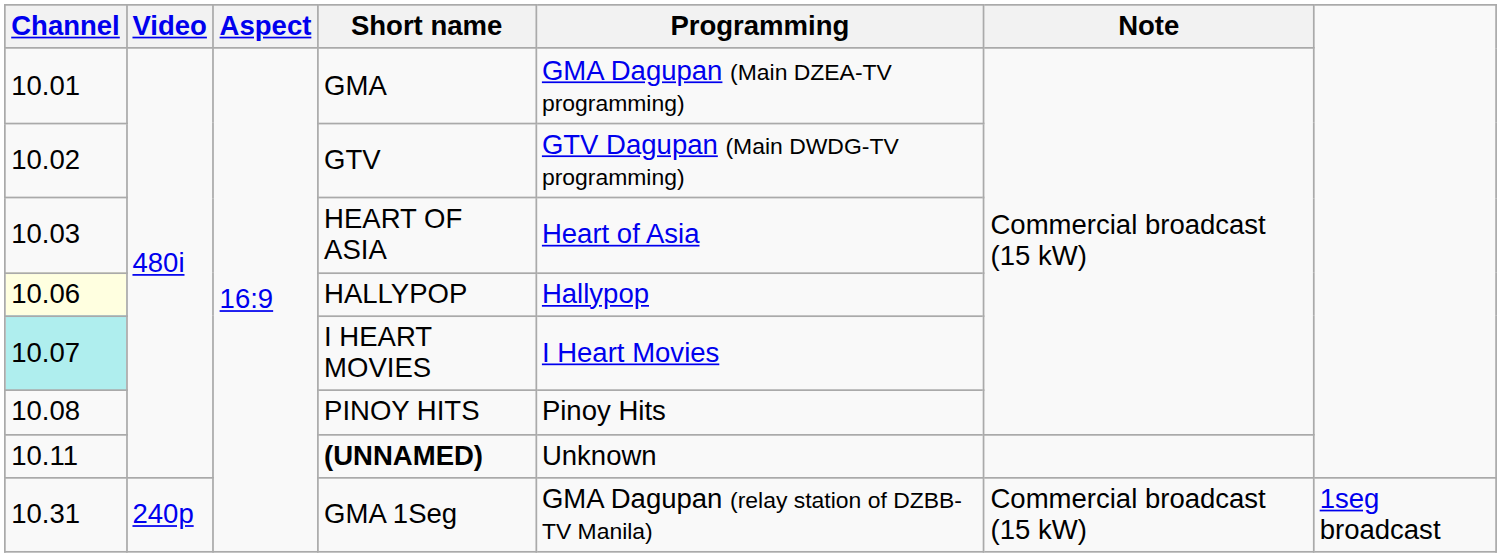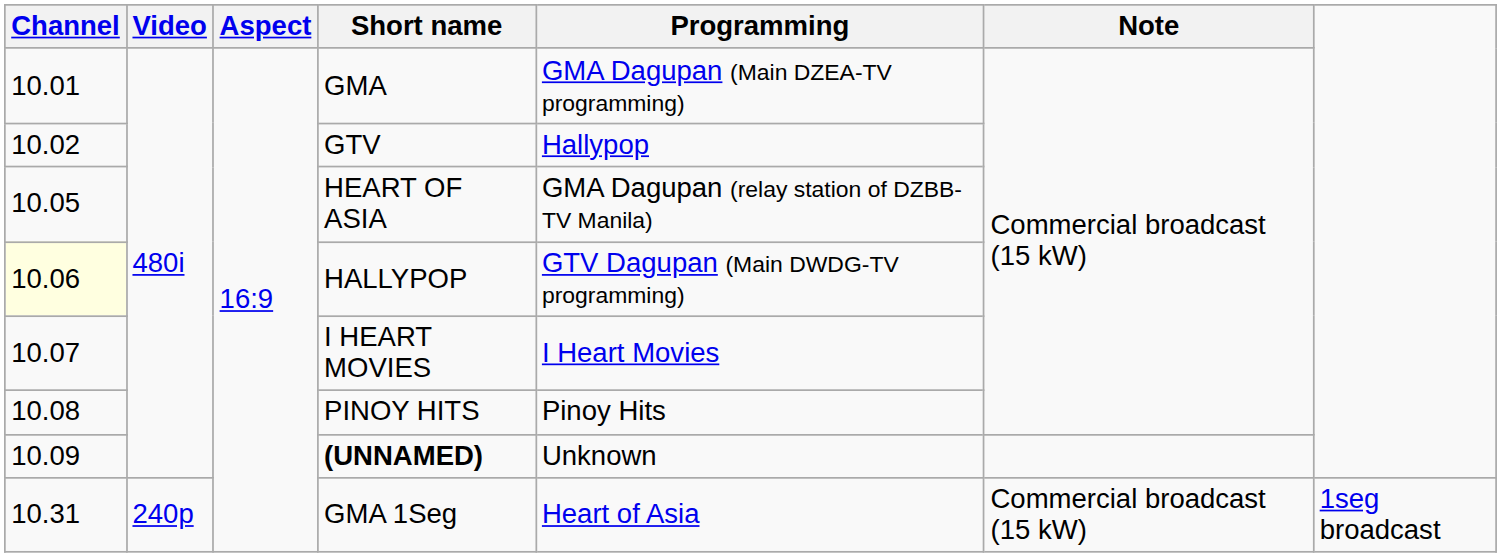(720, 160) GTV Dagupan (Main DWDG-TV programming) -> (595, 144) Hallypop
(46, 234) 10.03 -> (46, 203) 10.05
(621, 234) Heart of Asia -> (752, 203) GMA Dagupan (relay station of DZBB-TV Manila)
(595, 293) Hallypop -> (720, 278) GTV Dagupan (Main DWDG-TV programming)
(46, 352) paleturquoise background -> (46, 352) no background
(45, 455) 10.11 -> (46, 455) 10.09
(752, 514) GMA Dagupan (relay station of DZBB-TV Manila) -> (621, 514) Heart of Asia
